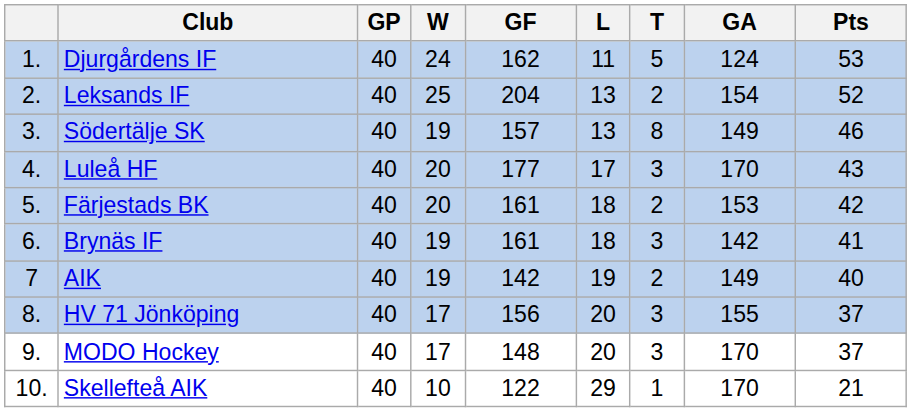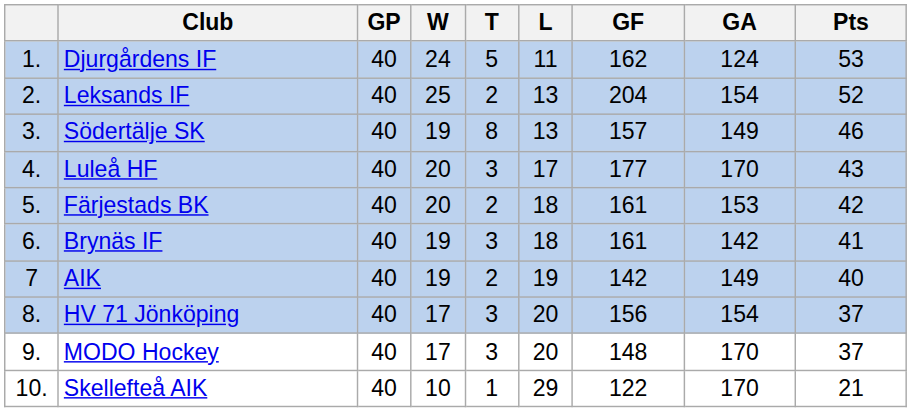columns swapped: (657, 22) <-> (521, 22)
(740, 315) 155 -> (740, 315) 154
